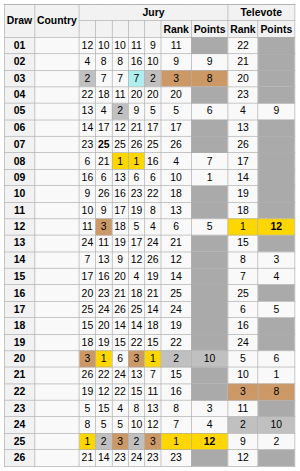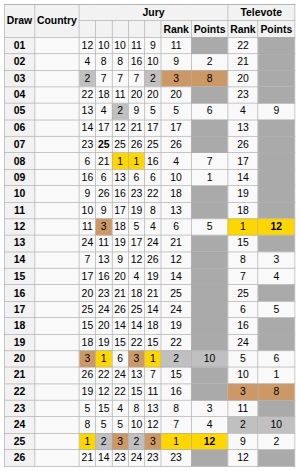(210, 62) 9 -> (210, 62) 2
(136, 78) paleturquoise background -> (136, 78) no background
